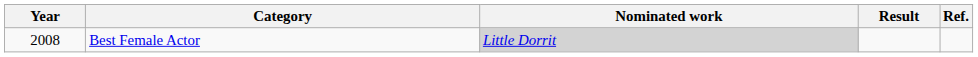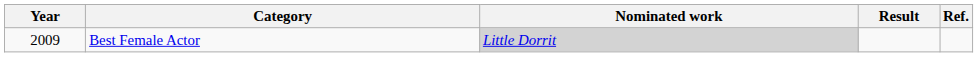(45, 39) 2008 -> (45, 39) 2009
